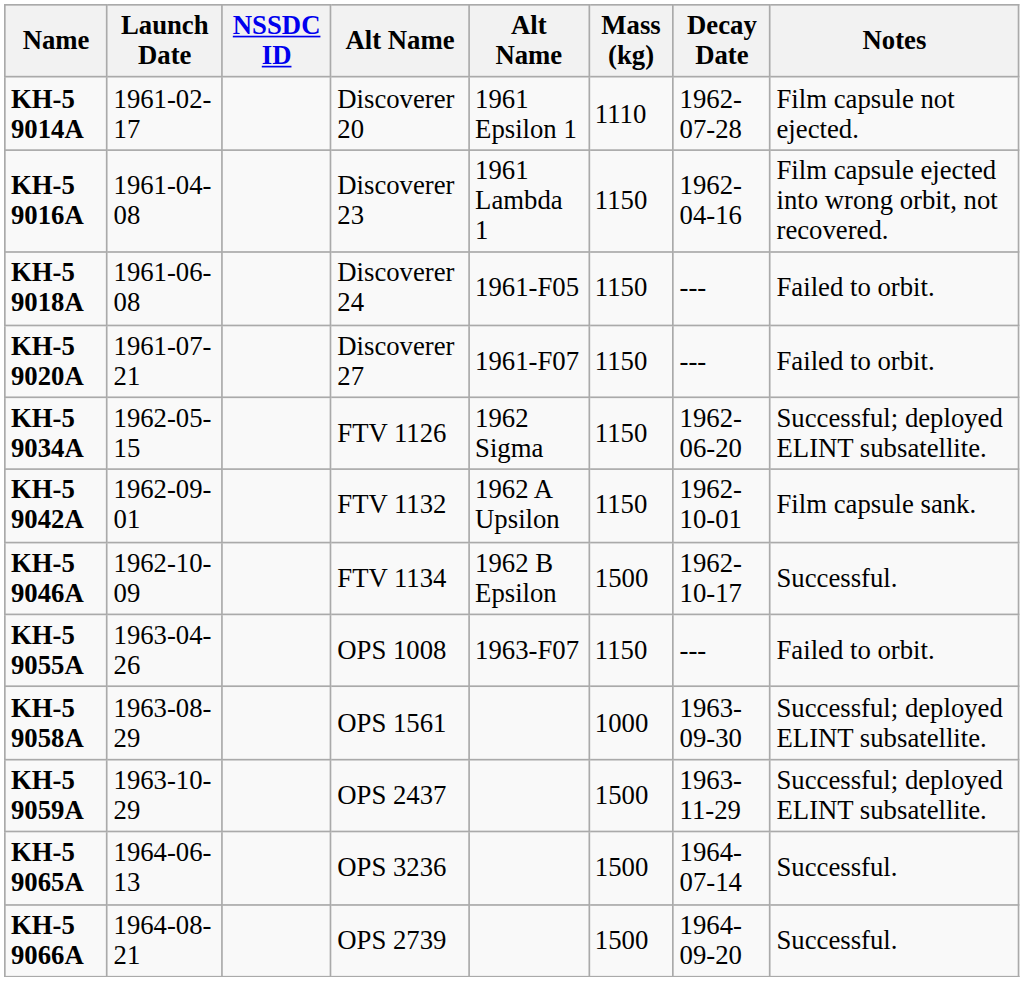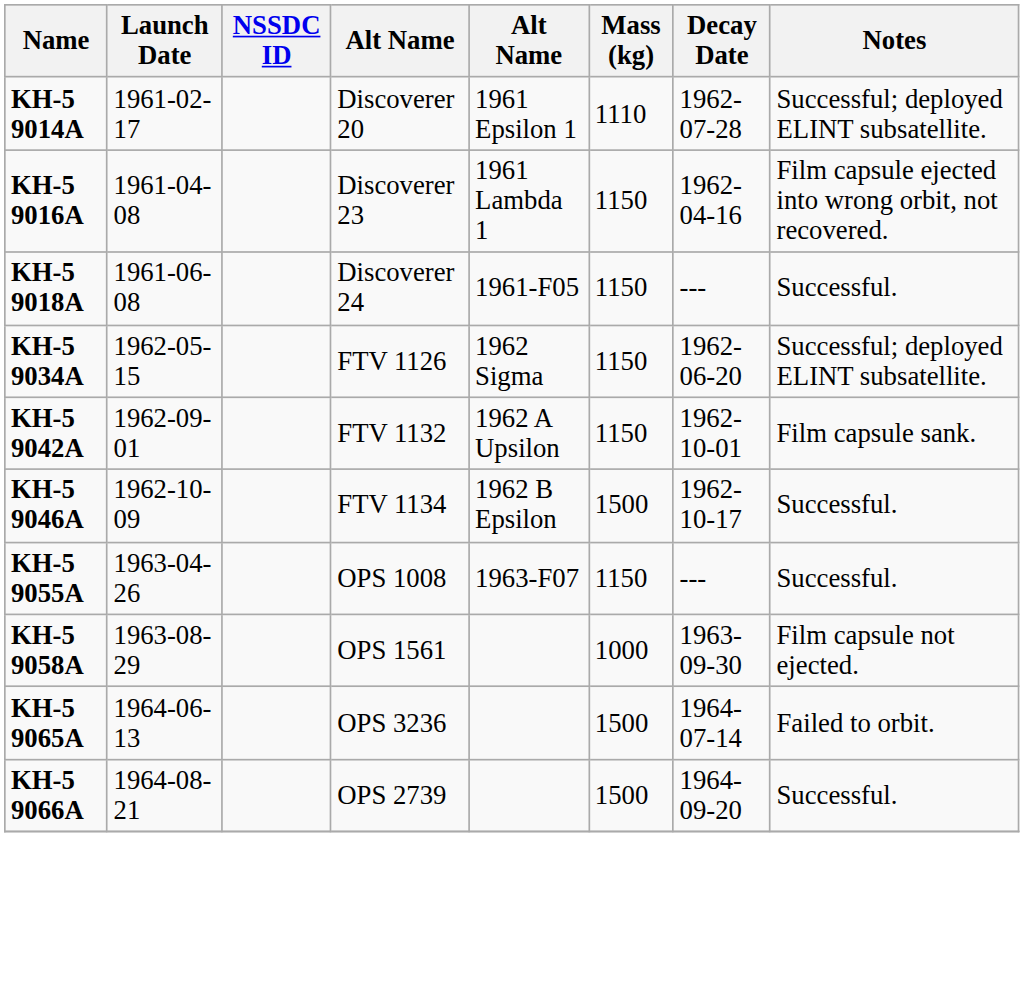(866, 113) Film capsule not ejected. -> (890, 113) Successful; deployed ELINT subsatellite.
(856, 288) Failed to orbit. -> (837, 288) Successful.
- row: (47, 360)
(856, 650) Failed to orbit. -> (837, 577) Successful.
(890, 722) Successful; deployed ELINT subsatellite. -> (866, 650) Film capsule not ejected.
- row: (47, 795)
(837, 867) Successful. -> (856, 722) Failed to orbit.
